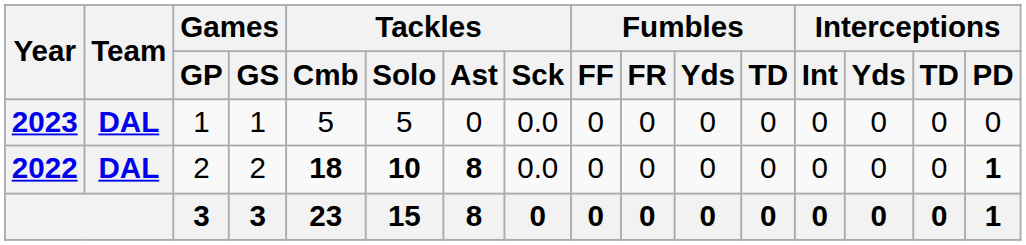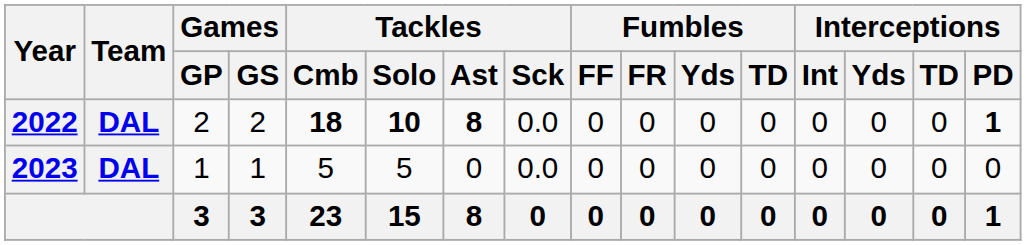rows swapped: (45, 168) <-> (45, 121)
